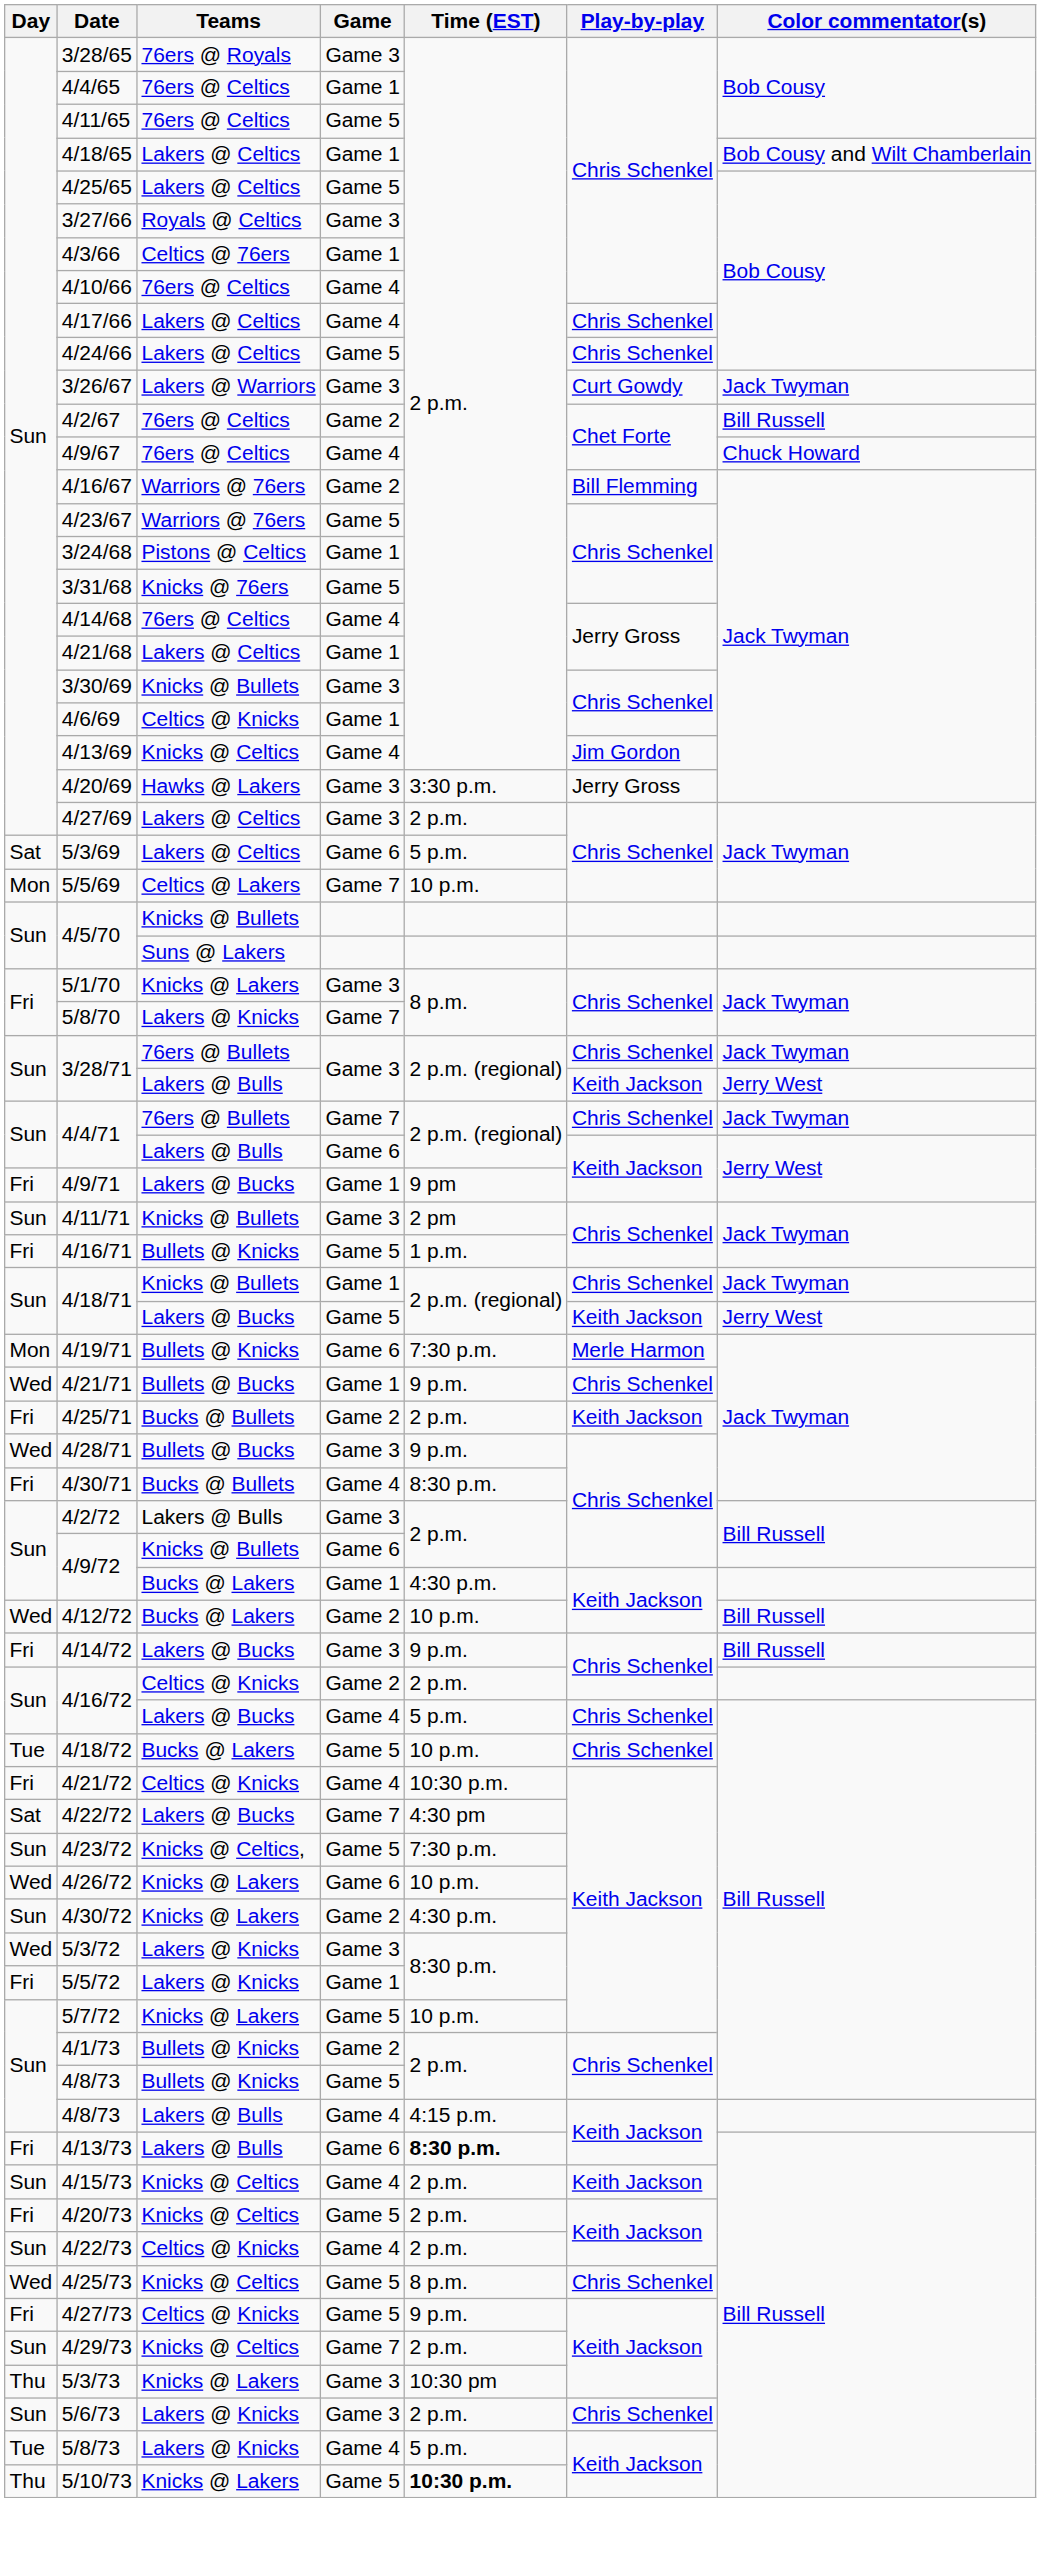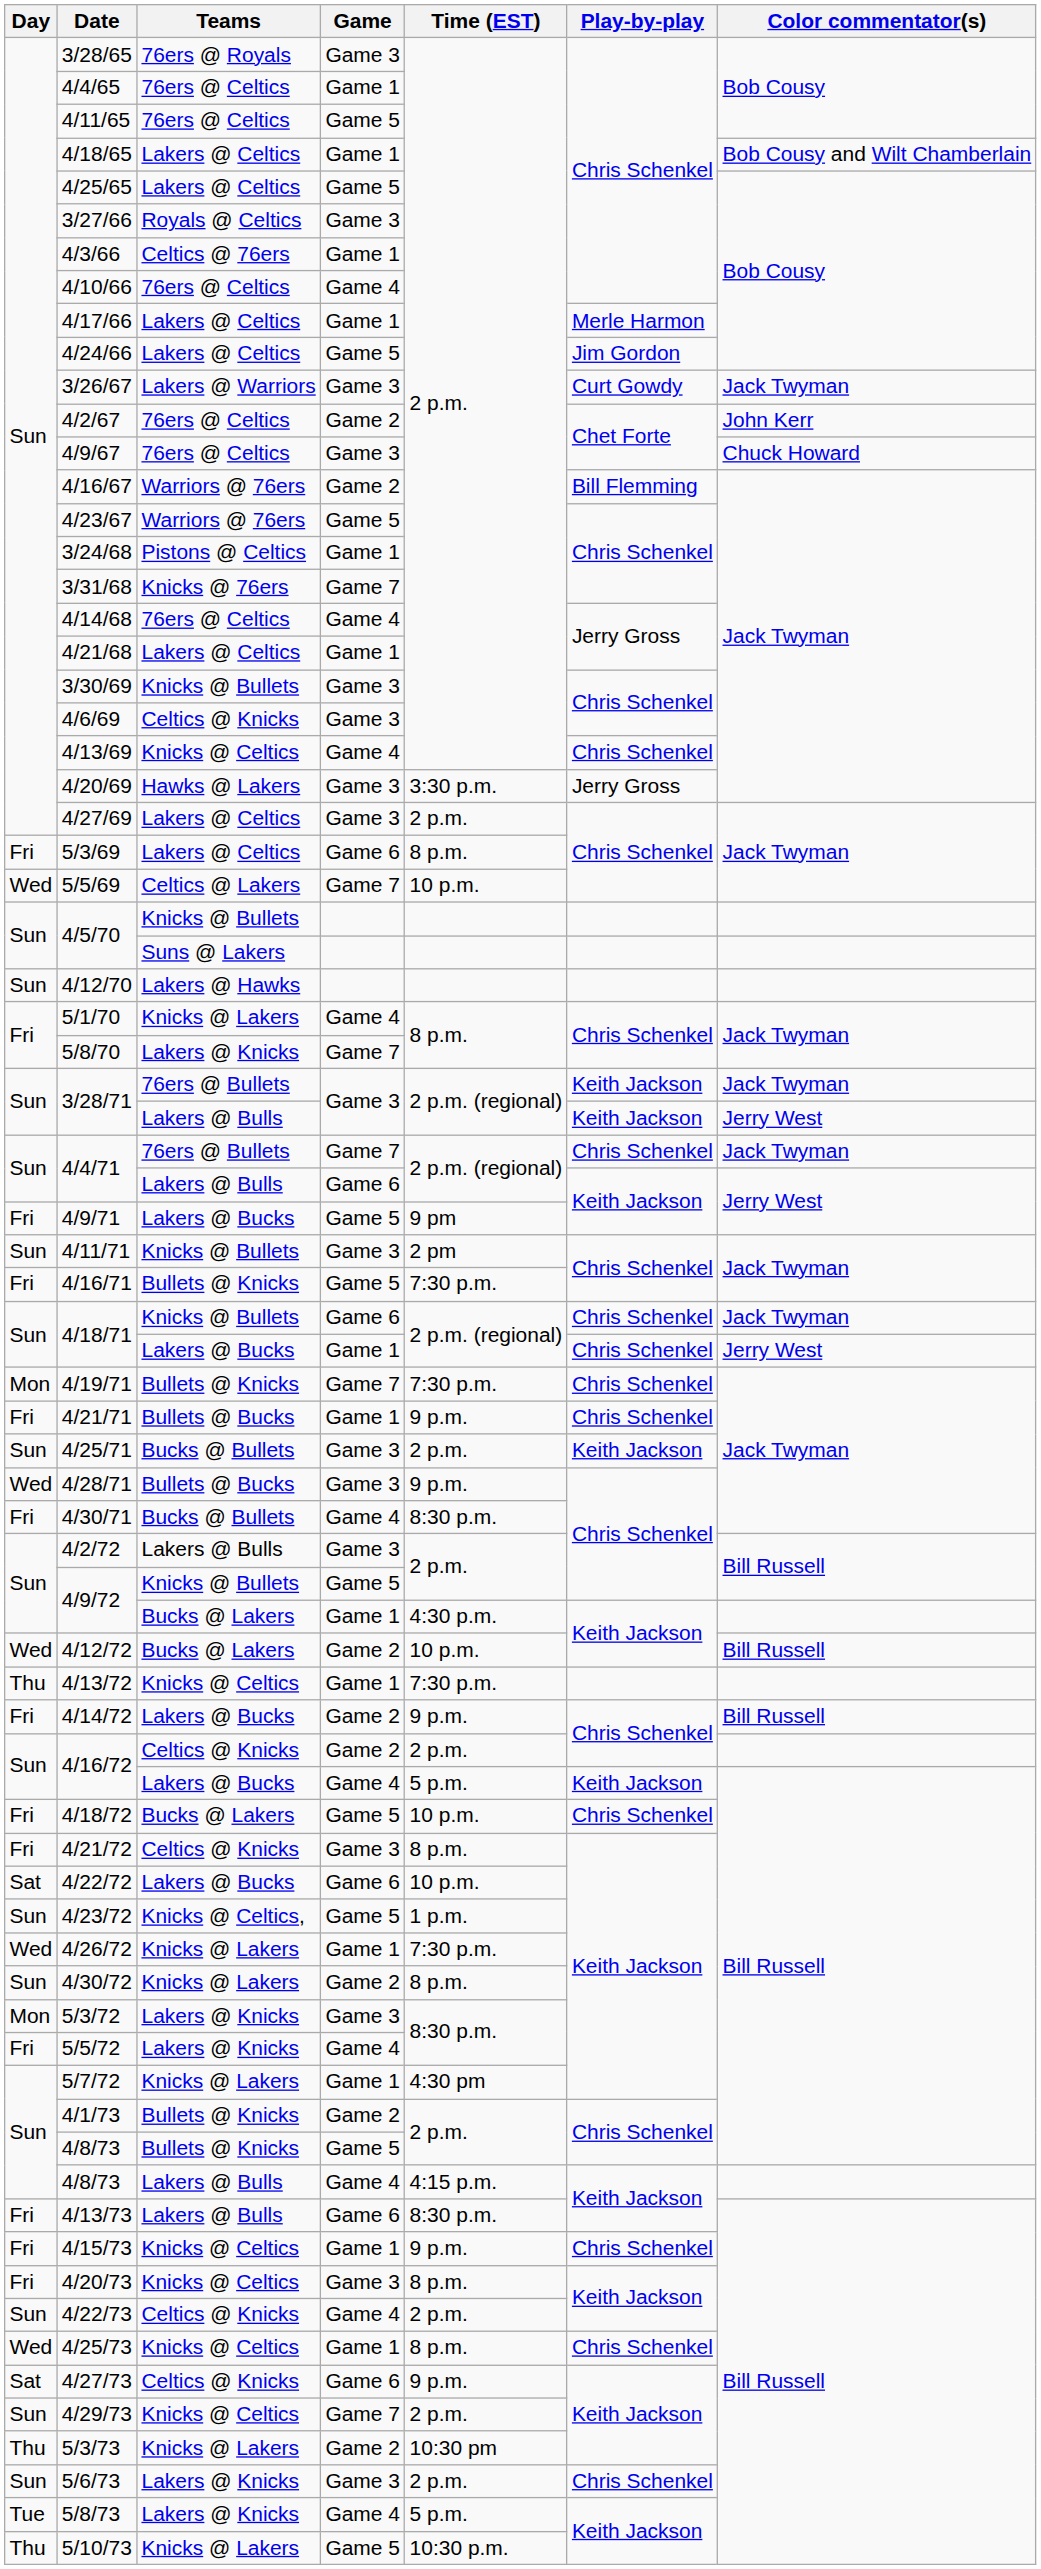(363, 320) Game 4 -> (363, 320) Game 1
(642, 320) Chris Schenkel -> (638, 320) Merle Harmon
(642, 353) Chris Schenkel -> (626, 353) Jim Gordon
(774, 420) Bill Russell -> (768, 420) John Kerr
(363, 453) Game 4 -> (363, 453) Game 3
(363, 586) Game 5 -> (363, 586) Game 7
(363, 719) Game 1 -> (363, 719) Game 3
(626, 752) Jim Gordon -> (642, 752) Chris Schenkel
(25, 852) Sat -> (22, 852) Fri
(439, 852) 5 p.m. -> (439, 852) 8 p.m.
(30, 885) Mon -> (31, 885) Wed
+ row: (97, 985)
(363, 985) Game 3 -> (363, 1018) Game 4
(642, 1051) Chris Schenkel -> (637, 1084) Keith Jackson
(363, 1184) Game 1 -> (363, 1217) Game 5
(439, 1251) 1 p.m. -> (453, 1284) 7:30 p.m.
(363, 1284) Game 1 -> (363, 1317) Game 6
(363, 1317) Game 5 -> (363, 1350) Game 1
(637, 1317) Keith Jackson -> (642, 1350) Chris Schenkel
(363, 1350) Game 6 -> (363, 1384) Game 7
(638, 1350) Merle Harmon -> (642, 1384) Chris Schenkel
(31, 1384) Wed -> (22, 1417) Fri
(22, 1417) Fri -> (28, 1450) Sun
(363, 1417) Game 2 -> (363, 1450) Game 3
(363, 1550) Game 6 -> (363, 1583) Game 5
+ row: (97, 1683)
(363, 1649) Game 3 -> (363, 1716) Game 2
(642, 1716) Chris Schenkel -> (637, 1782) Keith Jackson
(27, 1749) Tue -> (22, 1816) Fri
(363, 1782) Game 4 -> (363, 1849) Game 3
(459, 1782) 10:30 p.m. -> (439, 1849) 8 p.m.
(363, 1816) Game 7 -> (363, 1882) Game 6
(447, 1816) 4:30 pm -> (445, 1882) 10 p.m.
(453, 1849) 7:30 p.m. -> (439, 1915) 1 p.m.
(363, 1882) Game 6 -> (363, 1949) Game 1
(445, 1882) 10 p.m. -> (453, 1949) 7:30 p.m.
(453, 1915) 4:30 p.m. -> (439, 1982) 8 p.m.
(31, 1949) Wed -> (30, 2015) Mon
(363, 1982) Game 1 -> (363, 2048) Game 4
(363, 2015) Game 5 -> (363, 2082) Game 1
(445, 2015) 10 p.m. -> (447, 2082) 4:30 pm
(455, 2148) bold -> (453, 2215) normal
(28, 2181) Sun -> (22, 2248) Fri
(363, 2181) Game 4 -> (363, 2248) Game 1
(439, 2181) 2 p.m. -> (439, 2248) 9 p.m.
(637, 2181) Keith Jackson -> (642, 2248) Chris Schenkel
(363, 2215) Game 5 -> (363, 2281) Game 3
(439, 2215) 2 p.m. -> (439, 2281) 8 p.m.
(363, 2281) Game 5 -> (363, 2348) Game 1
(22, 2314) Fri -> (25, 2381) Sat
(363, 2314) Game 5 -> (363, 2381) Game 6
(363, 2381) Game 3 -> (363, 2447) Game 2
(461, 2480) bold -> (459, 2547) normal
